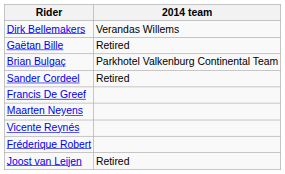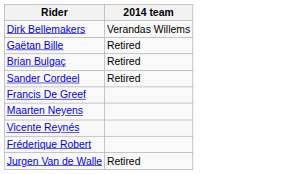(187, 62) Parkhotel Valkenburg Continental Team -> (124, 62) Retired
+ row: (54, 161)
- row: (44, 161)
